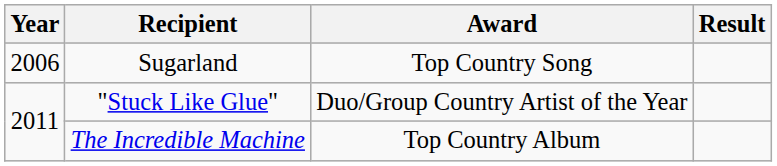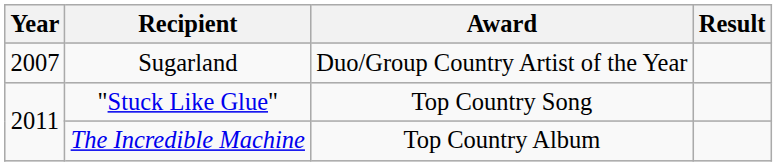(35, 62) 2006 -> (35, 62) 2007
(502, 62) Top Country Song -> (502, 62) Duo/Group Country Artist of the Year
(502, 101) Duo/Group Country Artist of the Year -> (502, 101) Top Country Song
